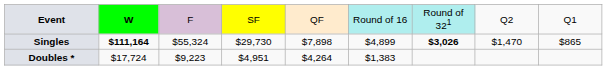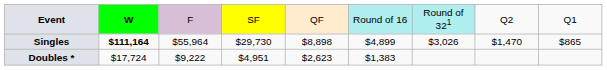(190, 42) $55,324 -> (190, 42) $55,964
(317, 42) $7,898 -> (317, 42) $8,898
(443, 42) bold -> (443, 42) normal
(190, 58) $9,223 -> (190, 58) $9,222
(317, 58) $4,264 -> (317, 58) $2,623
